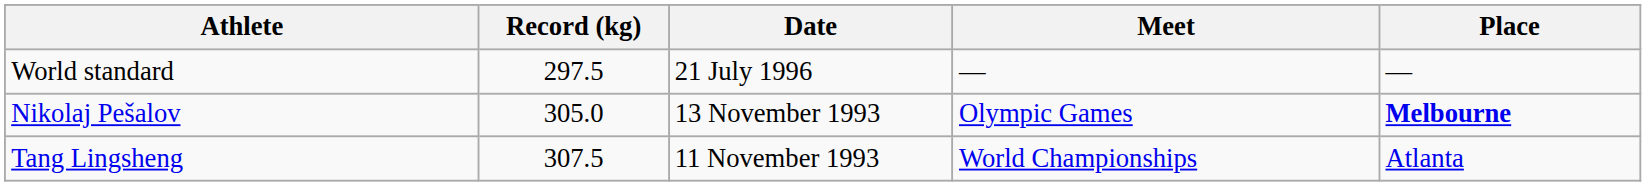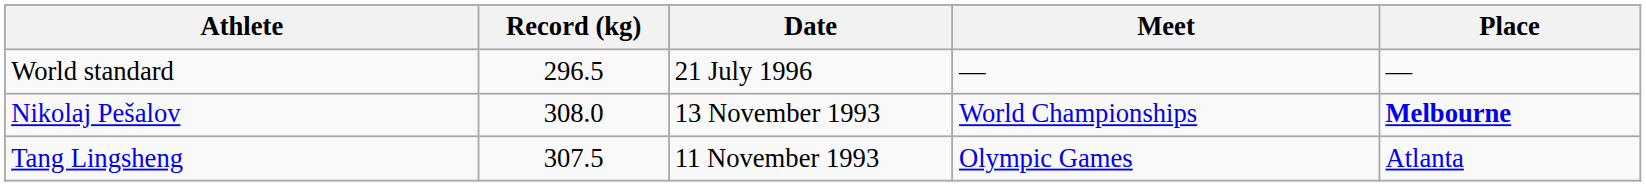(574, 70) 297.5 -> (574, 70) 296.5
(574, 114) 305.0 -> (574, 114) 308.0
(1046, 114) Olympic Games -> (1078, 114) World Championships
(1078, 158) World Championships -> (1046, 158) Olympic Games
